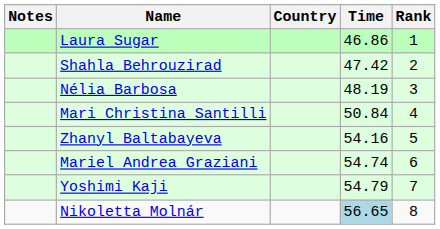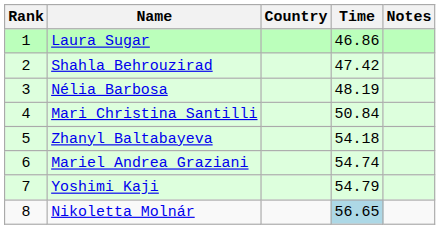columns swapped: (413, 17) <-> (31, 17)
(366, 139) 54.16 -> (357, 139) 54.18
